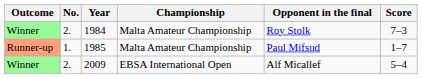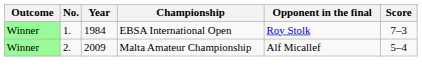(67, 30) 2. -> (67, 30) 1.
(185, 30) Malta Amateur Championship -> (175, 30) EBSA International Open
- row: (95, 47)
(175, 64) EBSA International Open -> (185, 47) Malta Amateur Championship
